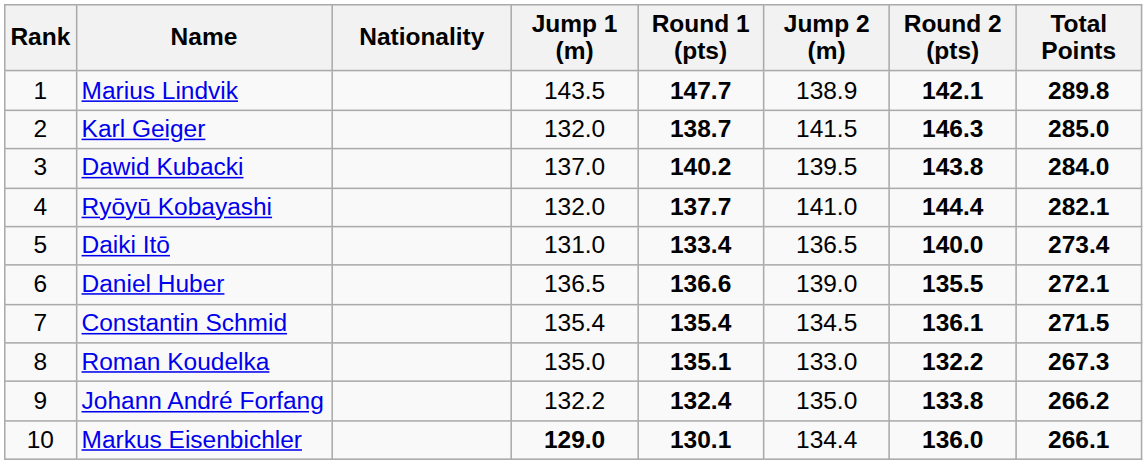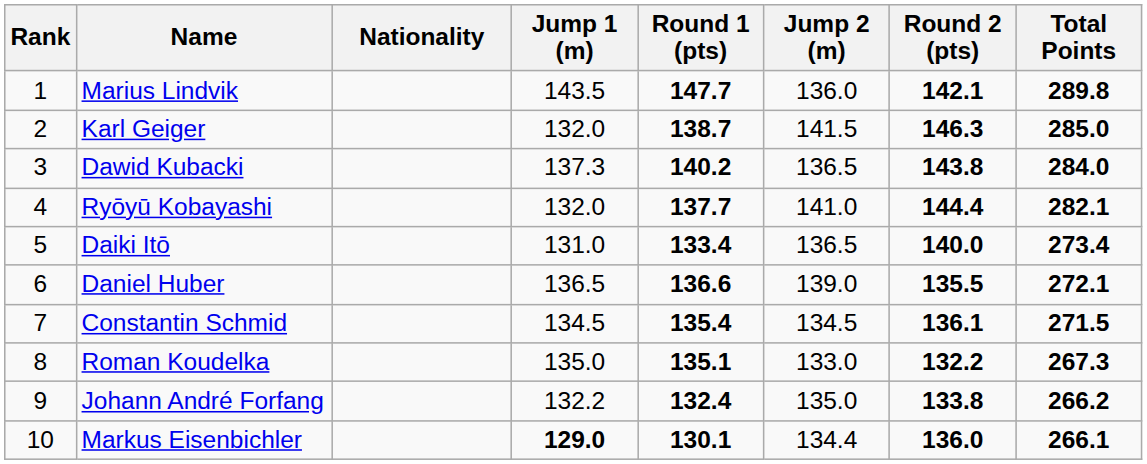(827, 90) 138.9 -> (827, 90) 136.0
(575, 167) 137.0 -> (575, 167) 137.3
(827, 167) 139.5 -> (827, 167) 136.5
(575, 323) 135.4 -> (575, 323) 134.5
